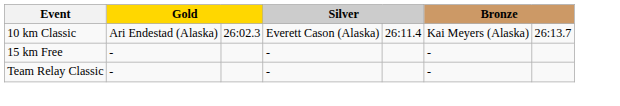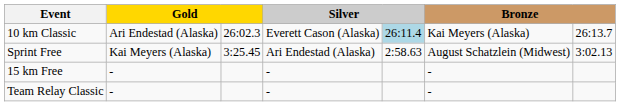(403, 33) no background -> (403, 33) lightblue background
+ row: (34, 52)
